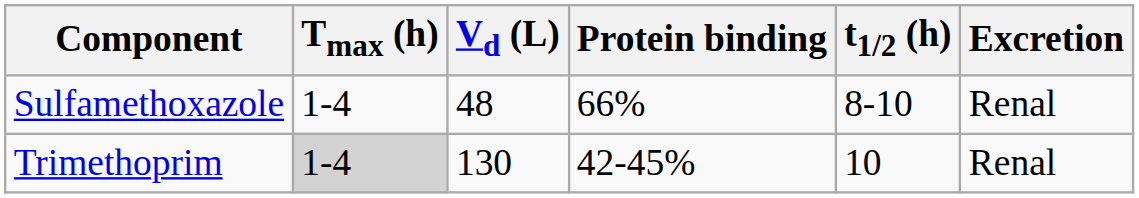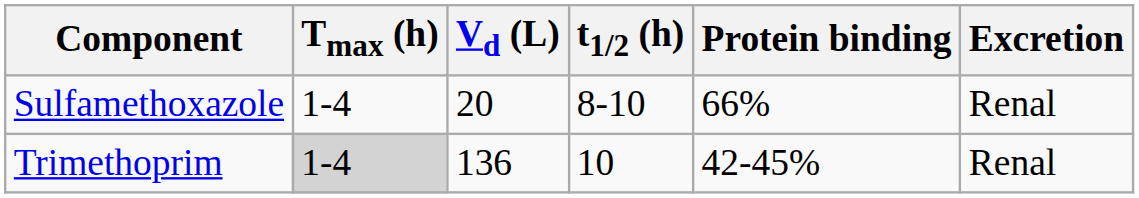columns swapped: (702, 39) <-> (898, 39)
(475, 103) 48 -> (475, 103) 20
(484, 162) 130 -> (484, 162) 136
